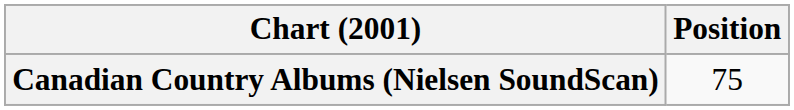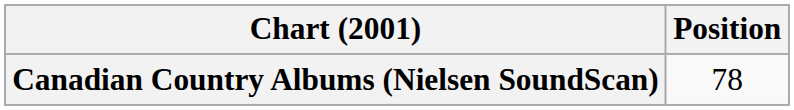(727, 79) 75 -> (727, 79) 78
